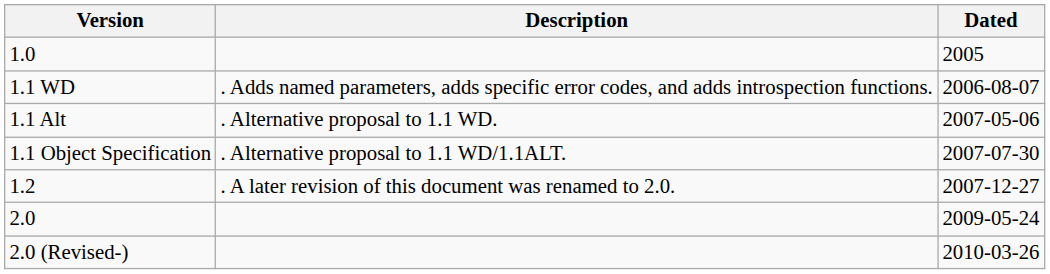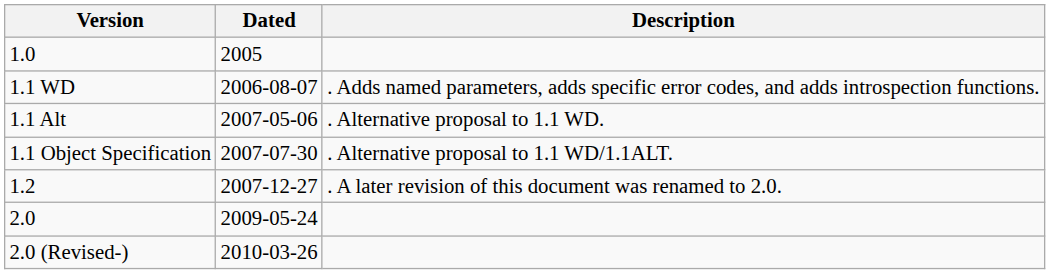columns swapped: (577, 20) <-> (991, 20)
